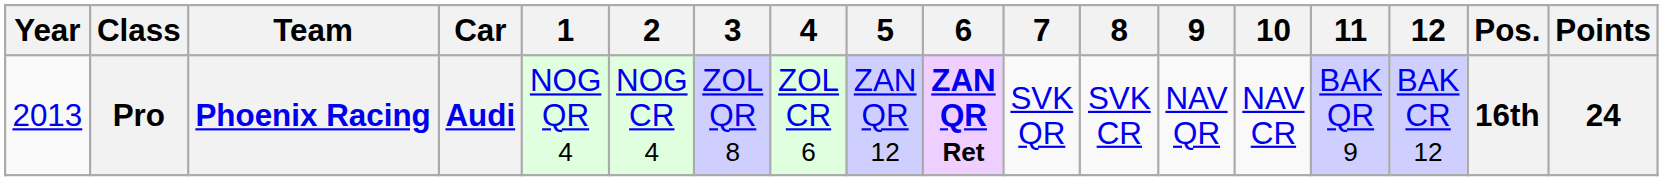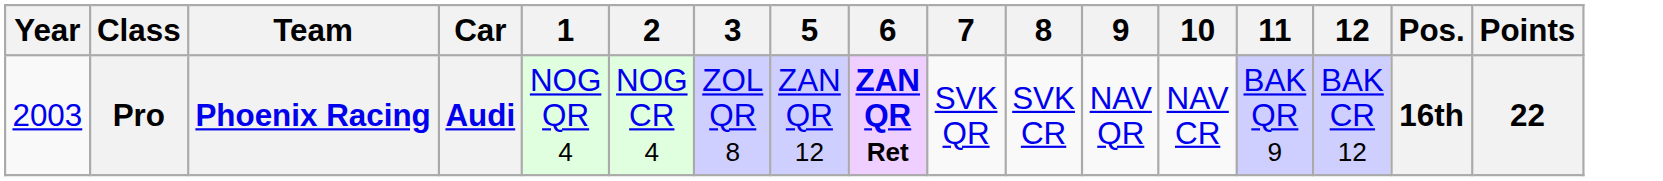- column: (809, 30)
(47, 115) 2013 -> (47, 115) 2003
(1603, 115) 24 -> (1527, 115) 22
